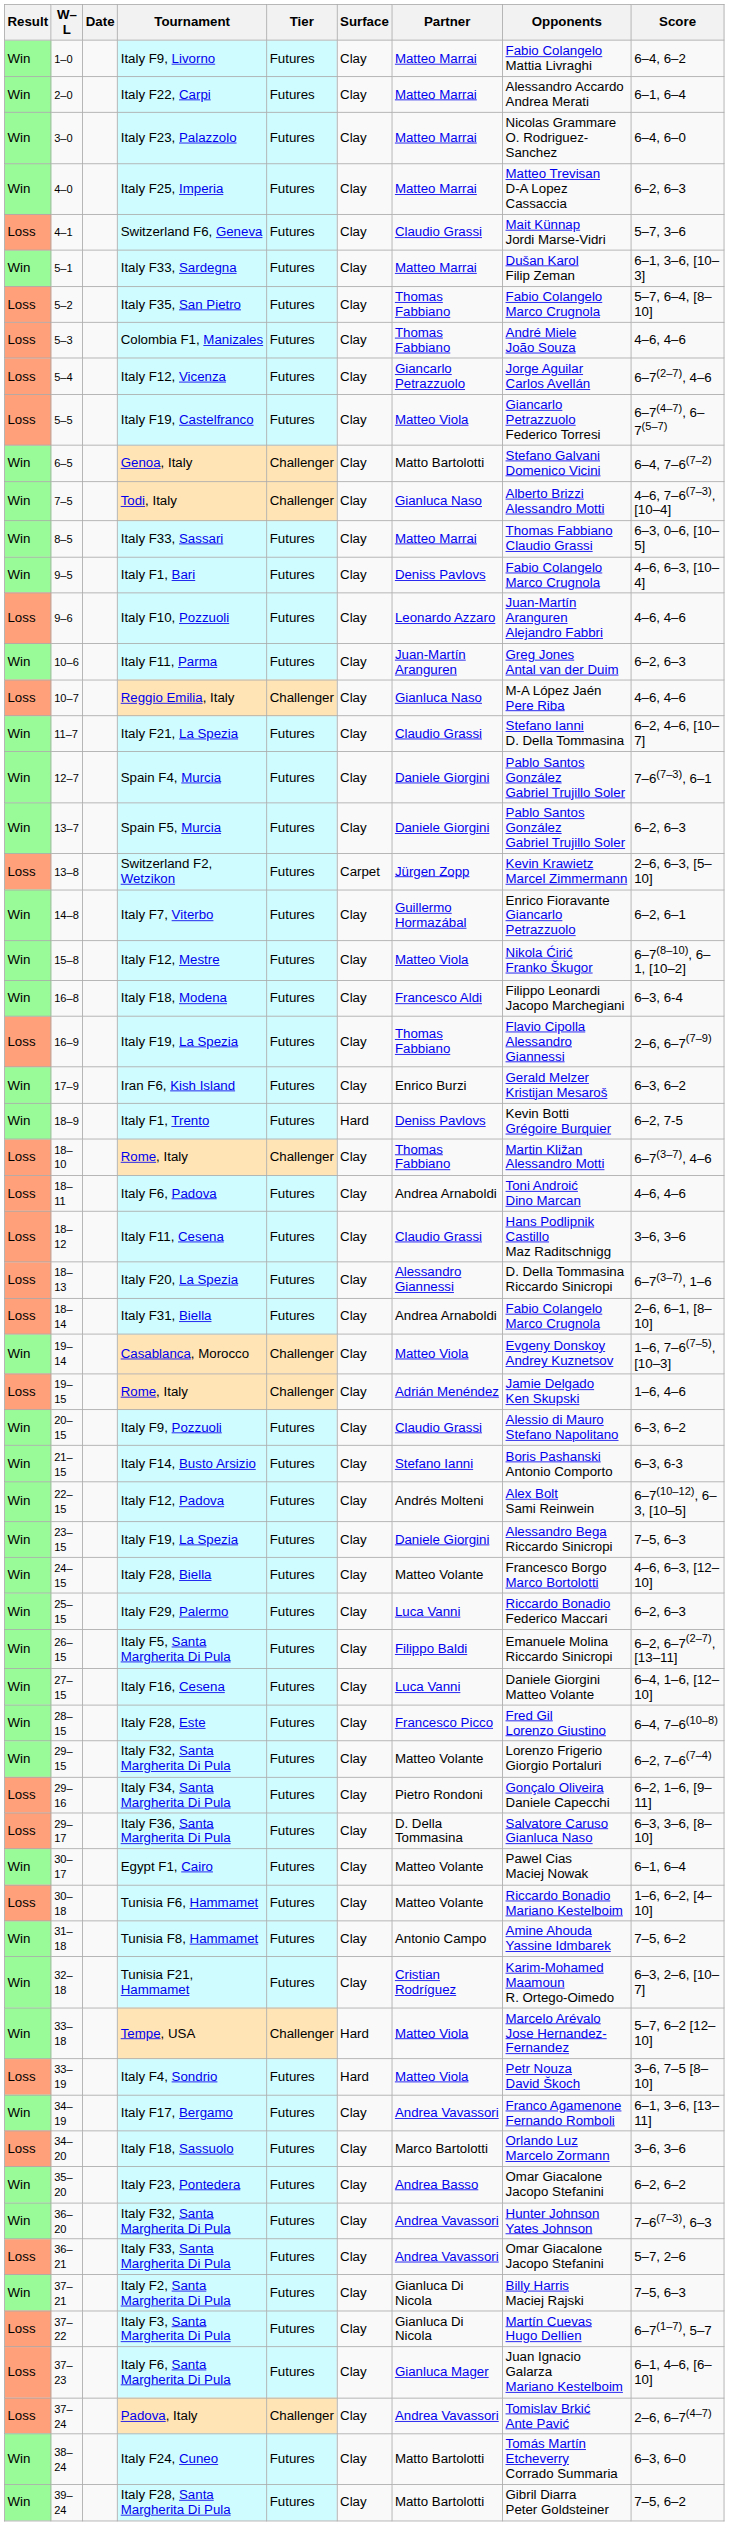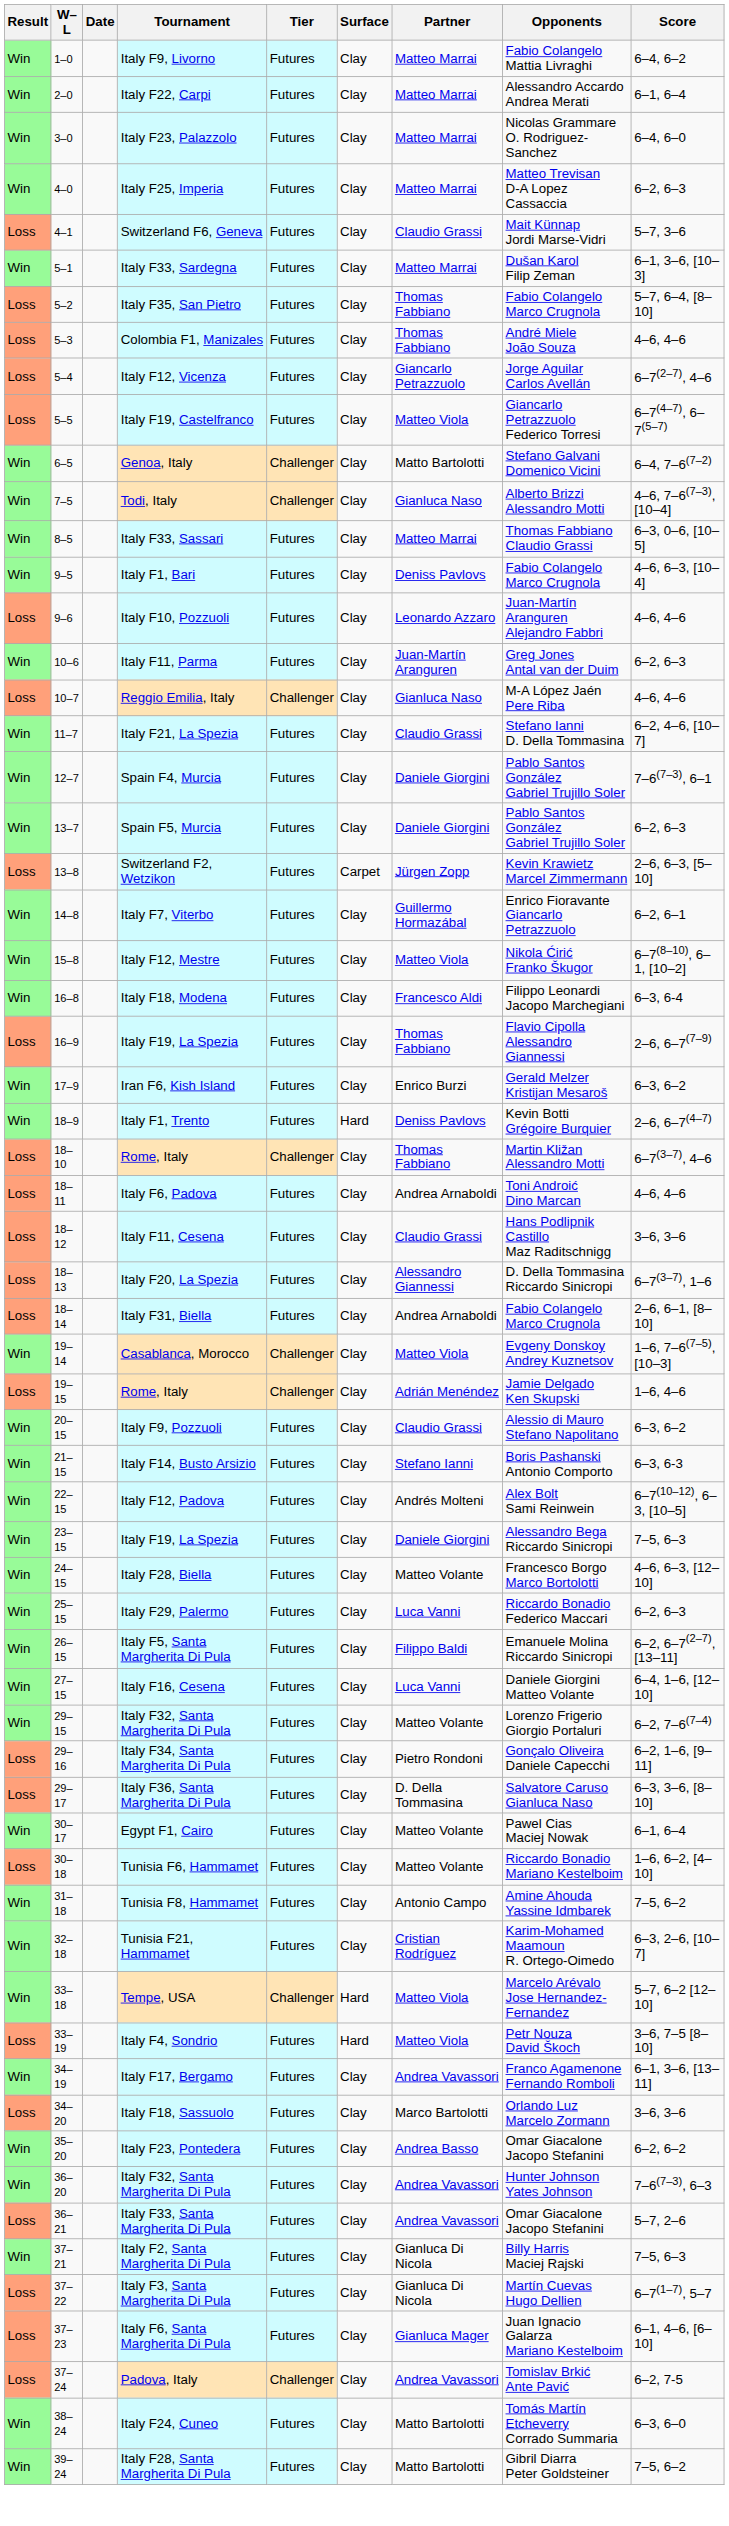(659, 1121) 6–2, 7-5 -> (673, 1121) 2–6, 6–7(4–7)
- row: (63, 1723)
(673, 2415) 2–6, 6–7(4–7) -> (659, 2379) 6–2, 7-5
